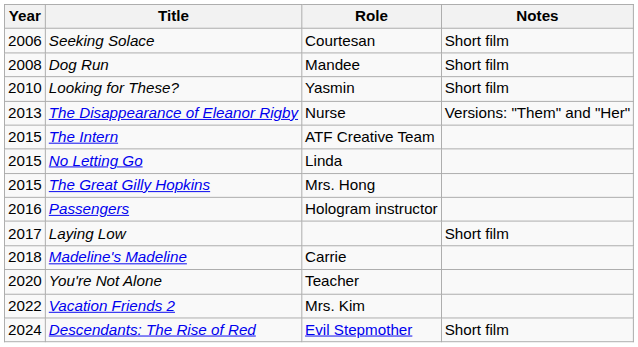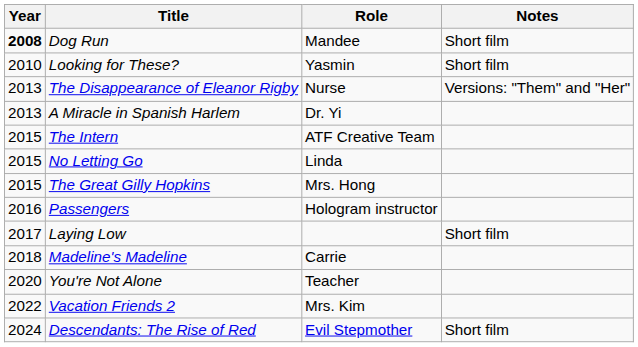- row: (102, 40)
(25, 64) normal -> (25, 40) bold
+ row: (144, 112)
